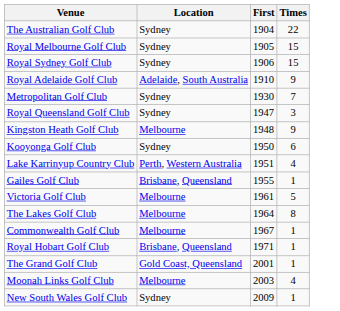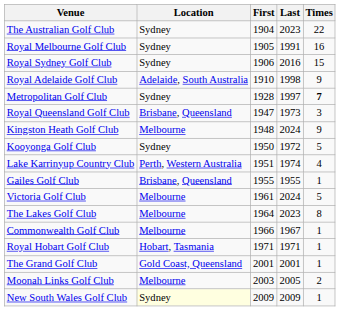+ column: (290, 12)
(293, 46) 15 -> (319, 46) 16
(263, 96) 1930 -> (263, 96) 1928
(293, 96) normal -> (319, 96) bold
(155, 113) Sydney -> (186, 113) Brisbane, Queensland
(293, 146) 6 -> (319, 146) 5
(263, 230) 1967 -> (263, 230) 1966
(186, 247) Brisbane, Queensland -> (177, 247) Hobart, Tasmania
(293, 280) 4 -> (319, 280) 2
(155, 297) no background -> (155, 297) lightyellow background
